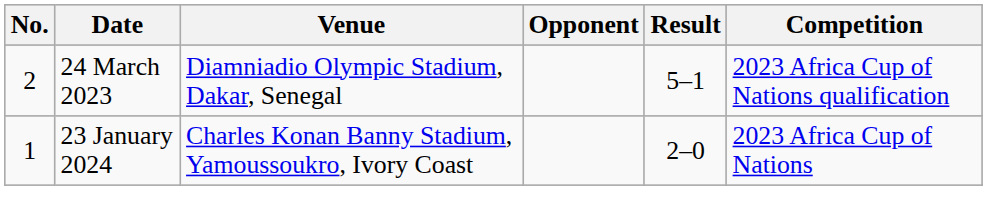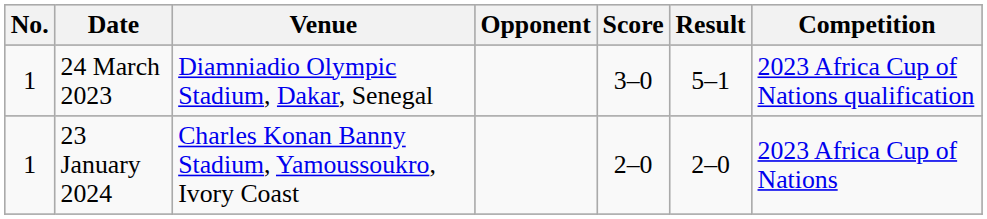+ column: (633, 24)
(30, 80) 2 -> (30, 80) 1
